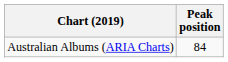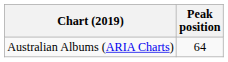(200, 47) 84 -> (200, 47) 64
